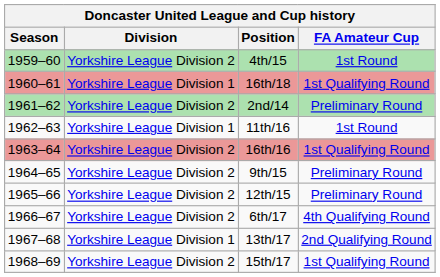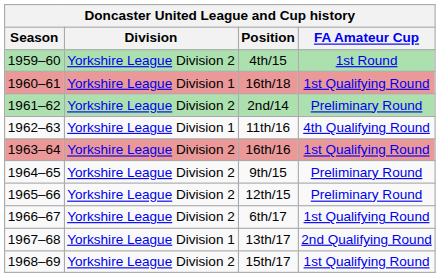(367, 128) 1st Round -> (367, 128) 4th Qualifying Round
(367, 217) 4th Qualifying Round -> (367, 217) 1st Qualifying Round
